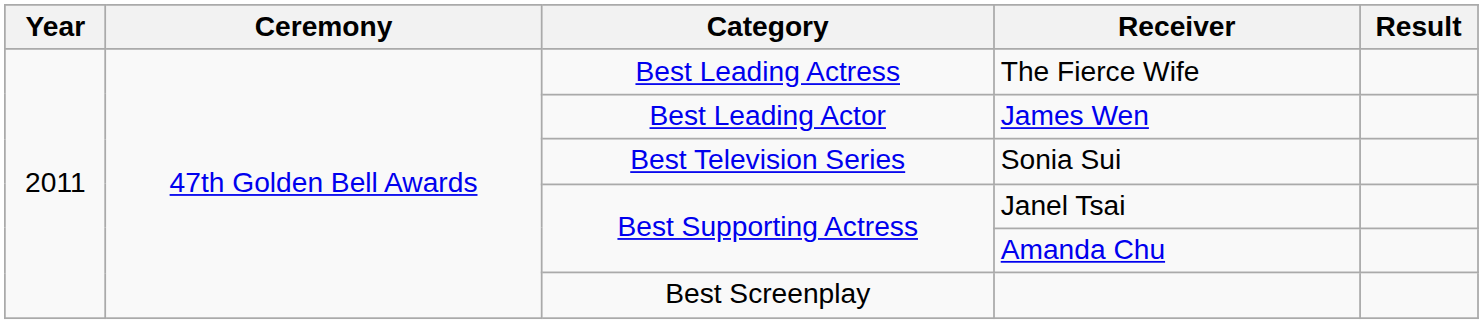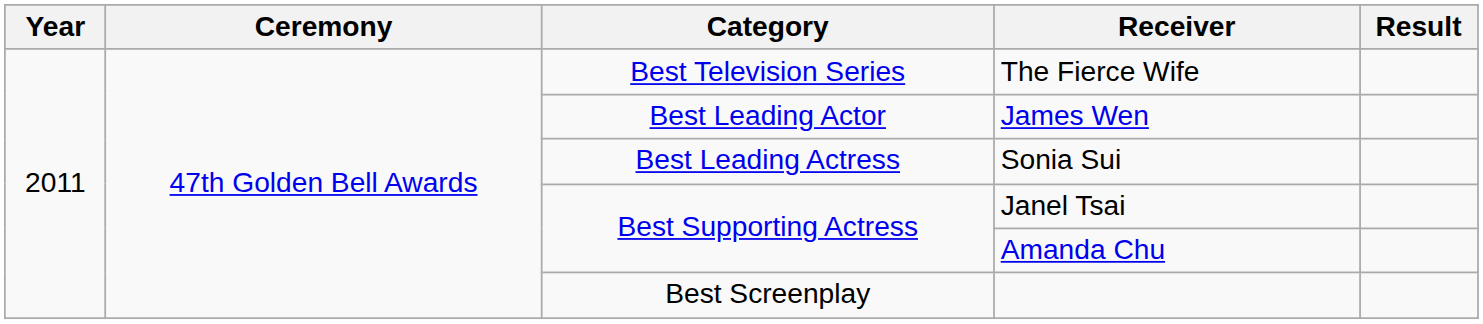(768, 71) Best Leading Actress -> (768, 71) Best Television Series
(768, 160) Best Television Series -> (768, 160) Best Leading Actress
